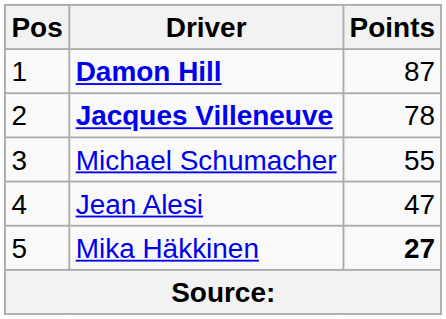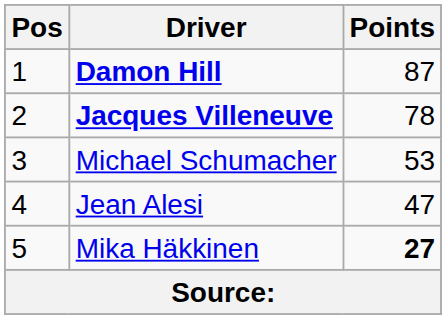(419, 160) 55 -> (419, 160) 53
